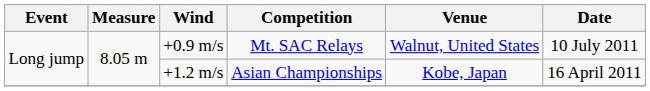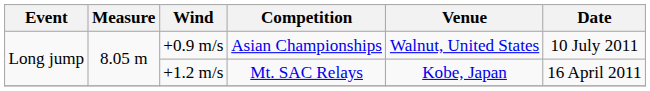(307, 45) Mt. SAC Relays -> (307, 45) Asian Championships
(307, 72) Asian Championships -> (307, 72) Mt. SAC Relays
